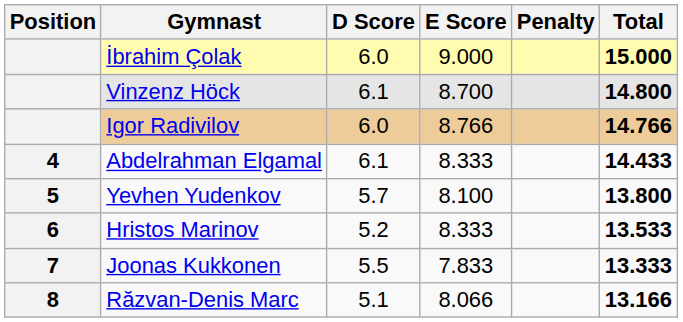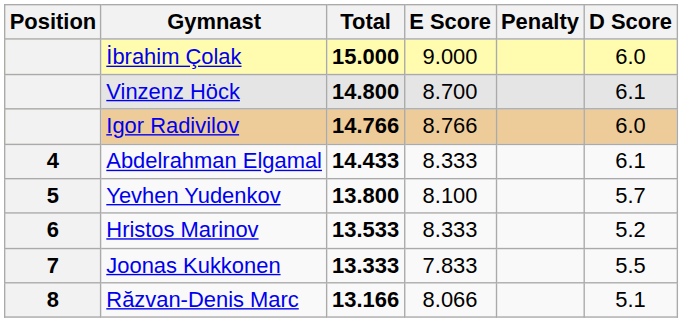columns swapped: (373, 21) <-> (638, 21)
